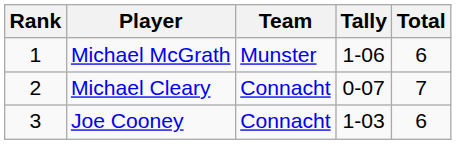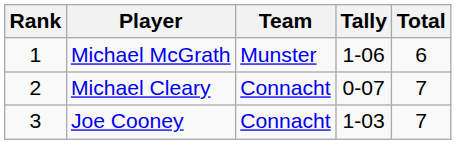(421, 121) 6 -> (421, 121) 7
